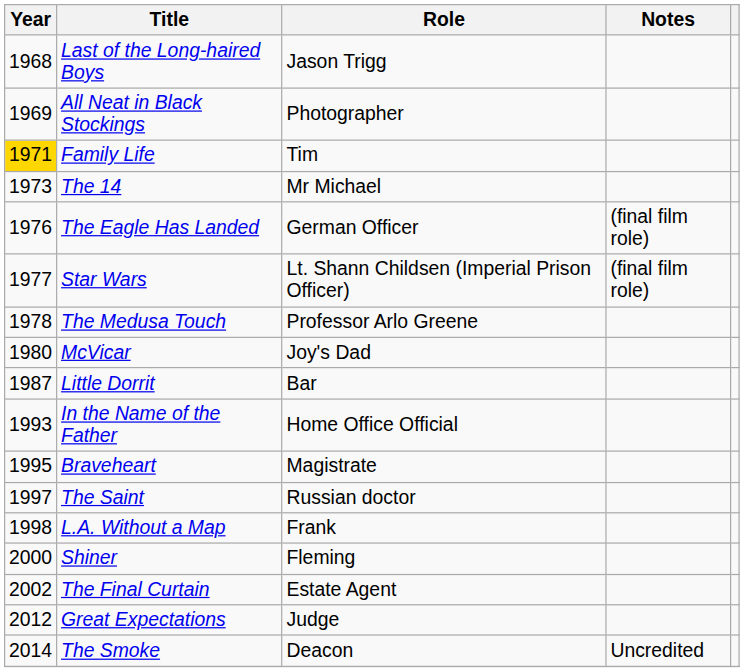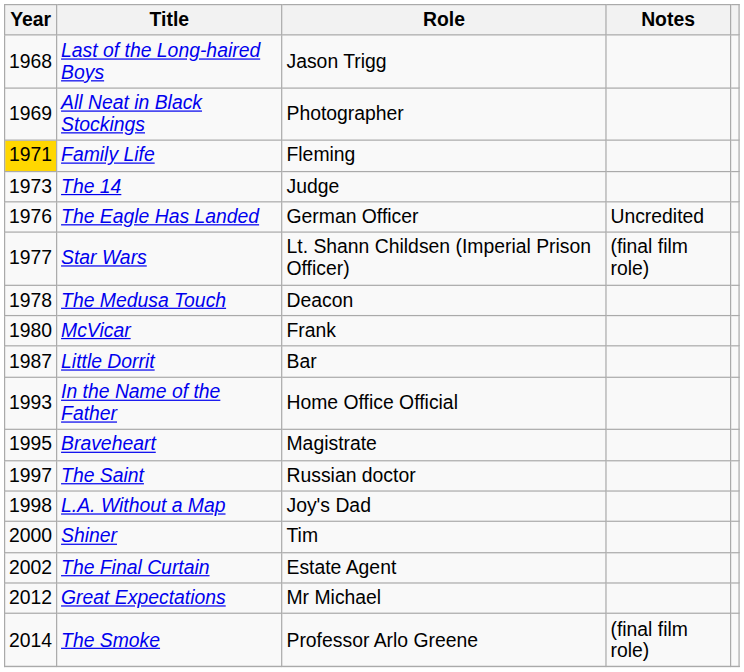(302, 155) Tim -> (321, 155) Fleming
(334, 186) Mr Michael -> (313, 186) Judge
(649, 227) (final film role) -> (657, 216) Uncredited
(382, 321) Professor Arlo Greene -> (320, 300) Deacon
(329, 352) Joy's Dad -> (311, 330) Frank
(311, 527) Frank -> (329, 506) Joy's Dad
(321, 558) Fleming -> (302, 536) Tim
(313, 620) Judge -> (334, 598) Mr Michael
(320, 650) Deacon -> (382, 639) Professor Arlo Greene
(657, 650) Uncredited -> (649, 639) (final film role)
